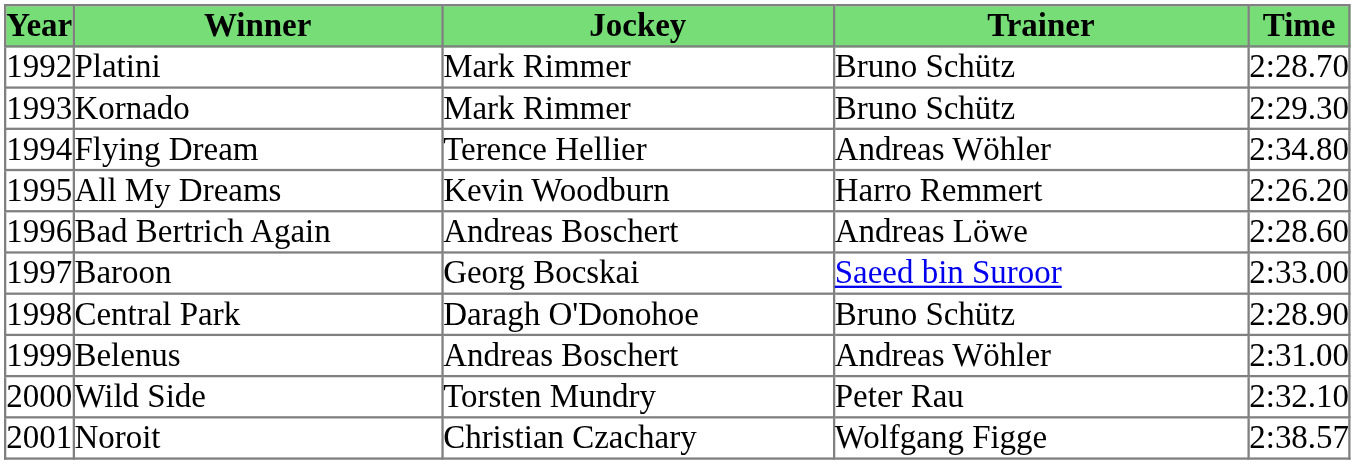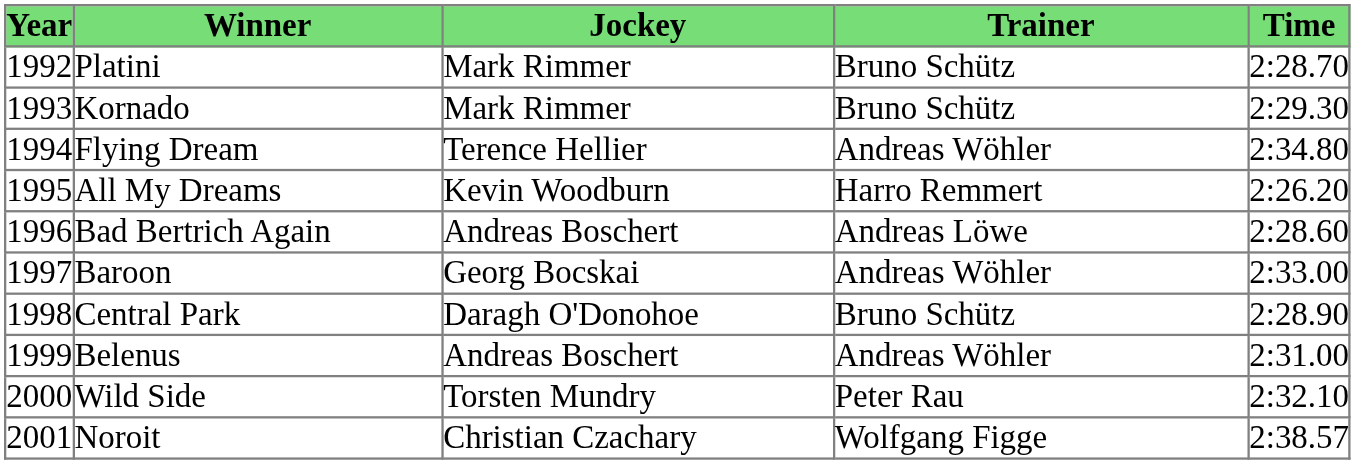(948, 272) Saeed bin Suroor -> (943, 272) Andreas Wöhler
